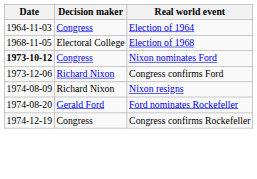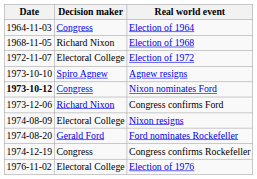(91, 43) Electoral College -> (85, 43) Richard Nixon
+ row: (162, 58)
+ row: (158, 74)
(85, 89) Richard Nixon -> (91, 120) Electoral College
+ row: (162, 167)
